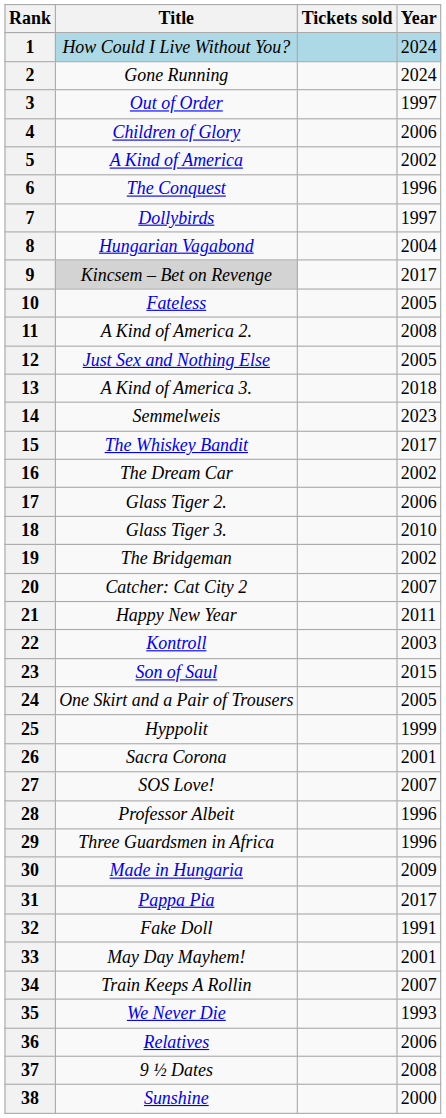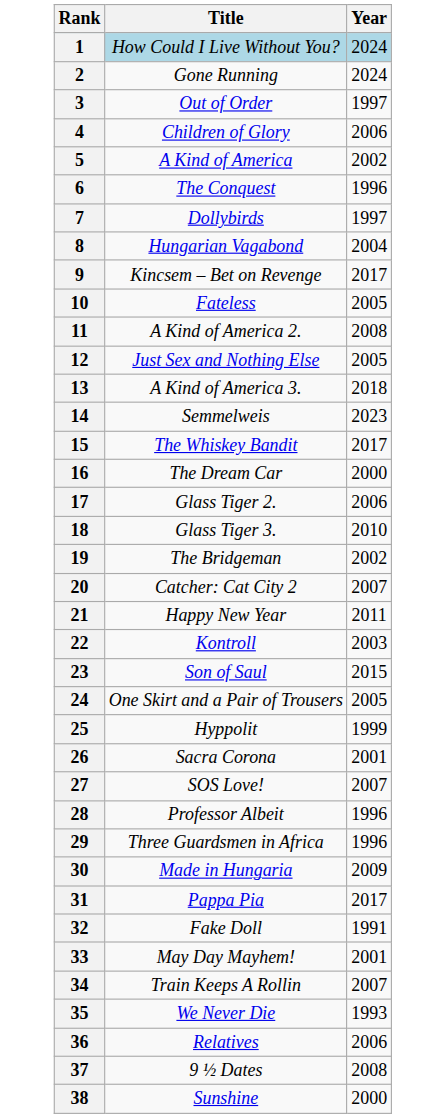- column: (347, 18)
(176, 274) lightgrey background -> (226, 274) no background
(419, 473) 2002 -> (369, 473) 2000
